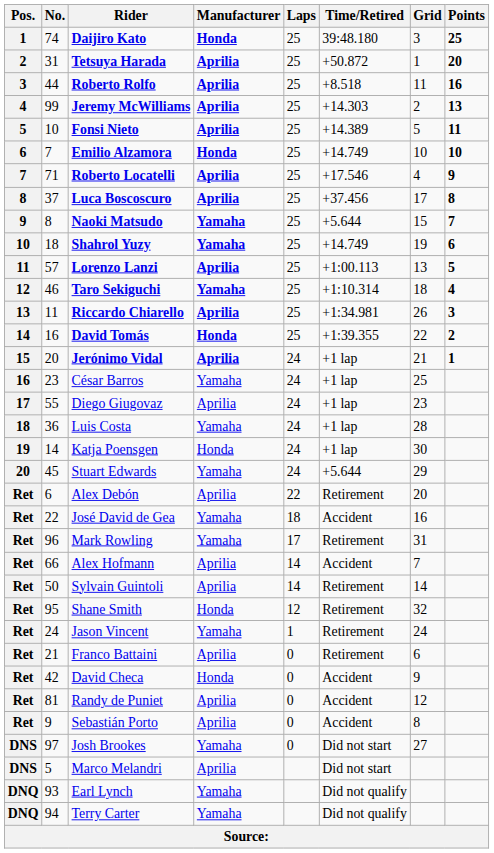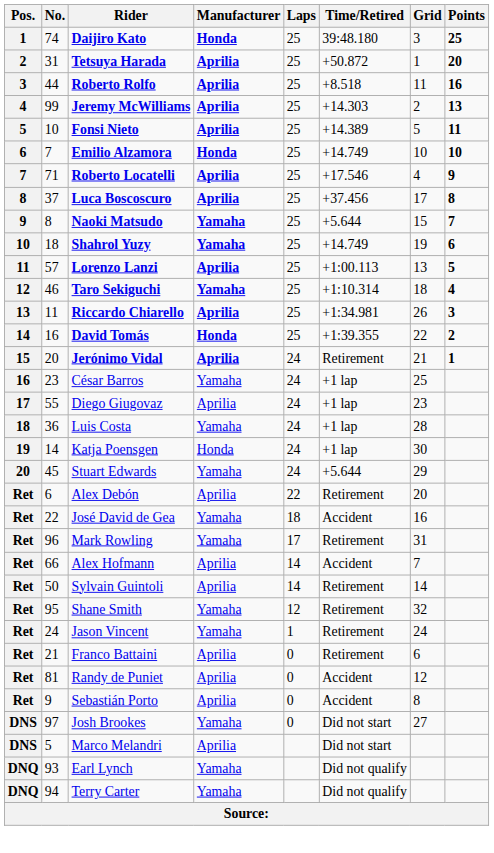(340, 358) +1 lap -> (353, 358) Retirement
(215, 609) Honda -> (219, 609) Yamaha
- row: (107, 677)
